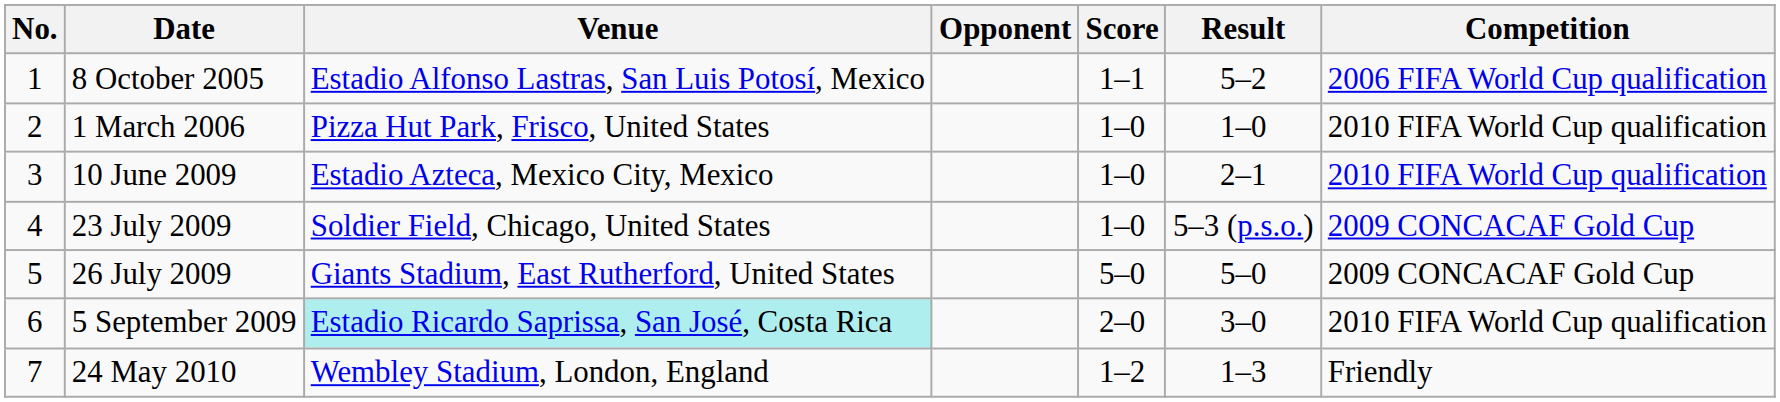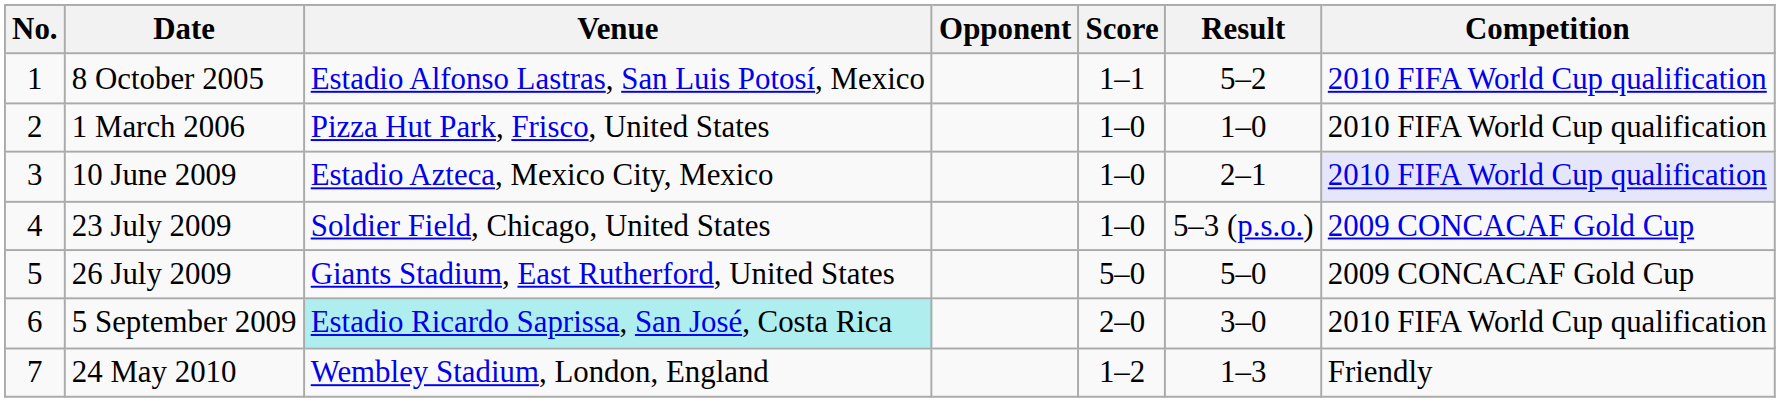(1547, 77) 2006 FIFA World Cup qualification -> (1547, 77) 2010 FIFA World Cup qualification
(1547, 175) no background -> (1547, 175) lavender background
